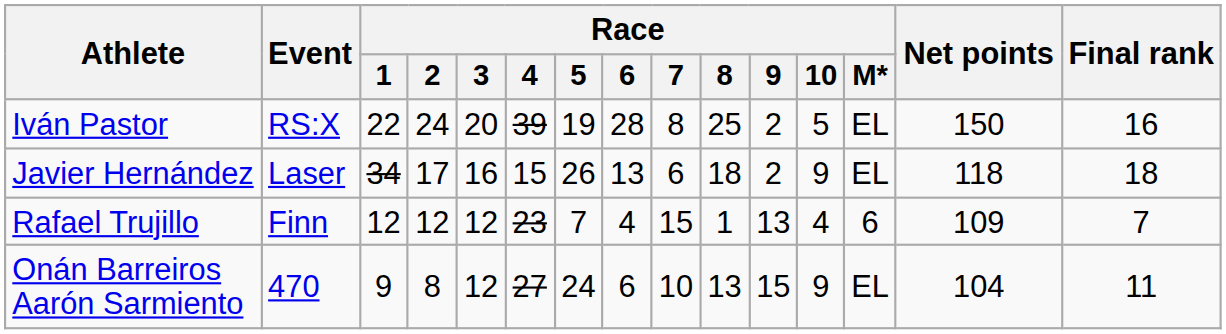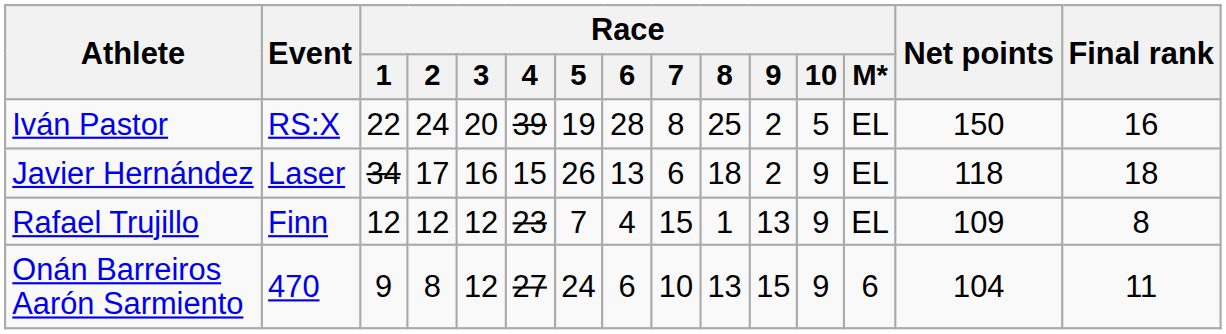(821, 222) 4 -> (821, 222) 9
(870, 222) 6 -> (870, 222) EL
(1141, 222) 7 -> (1141, 222) 8
(870, 288) EL -> (870, 288) 6
